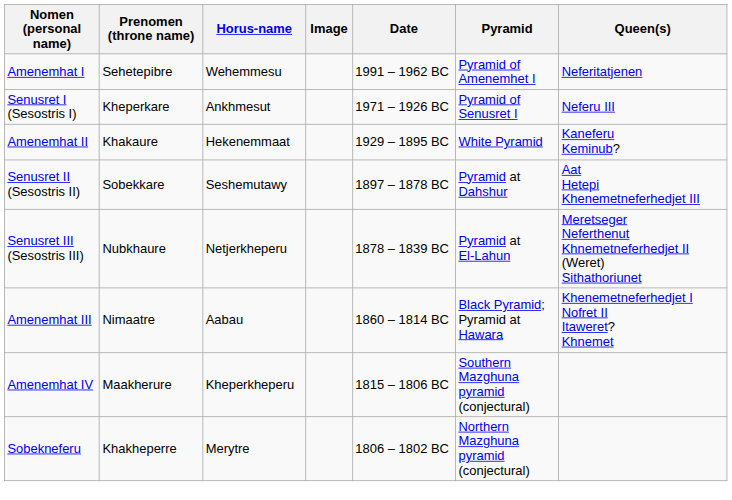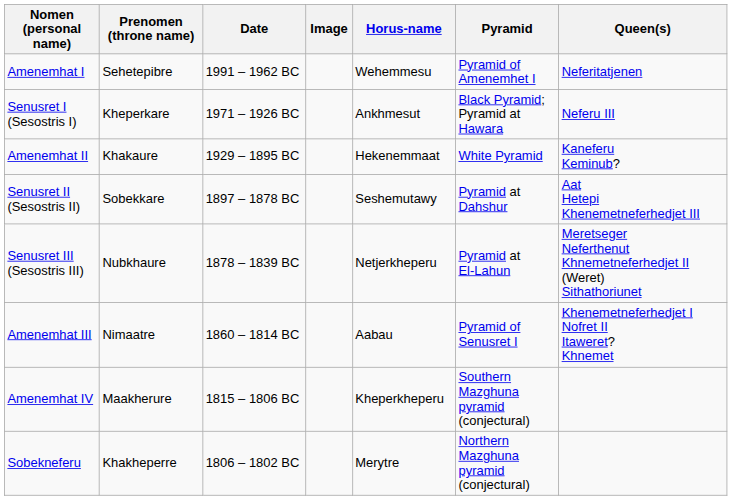columns swapped: (254, 29) <-> (404, 29)
(489, 106) Pyramid of Senusret I -> (502, 114) Black Pyramid; Pyramid at Hawara
(502, 320) Black Pyramid; Pyramid at Hawara -> (489, 334) Pyramid of Senusret I
